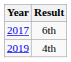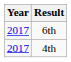(18, 48) 2019 -> (18, 48) 2017
